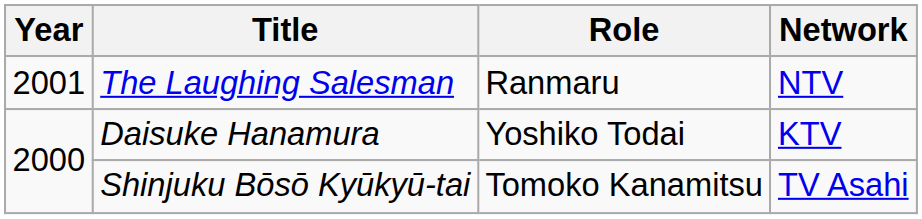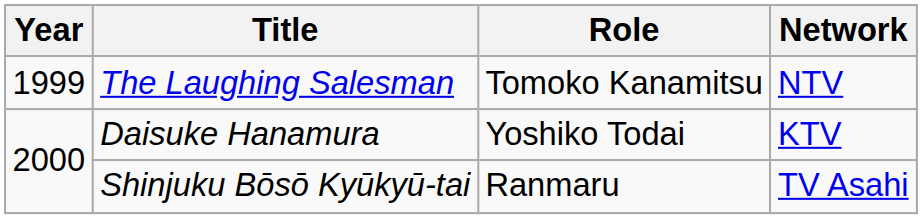(49, 82) 2001 -> (49, 82) 1999
(553, 82) Ranmaru -> (624, 82) Tomoko Kanamitsu
(624, 185) Tomoko Kanamitsu -> (553, 185) Ranmaru
